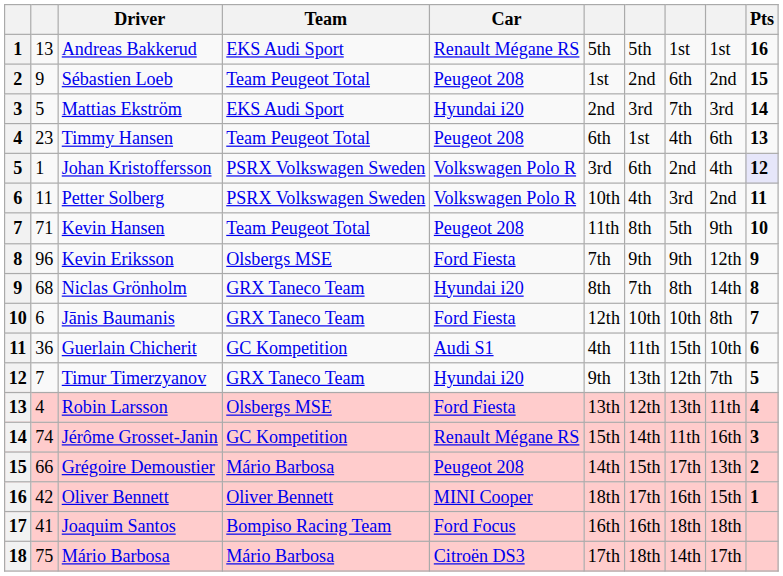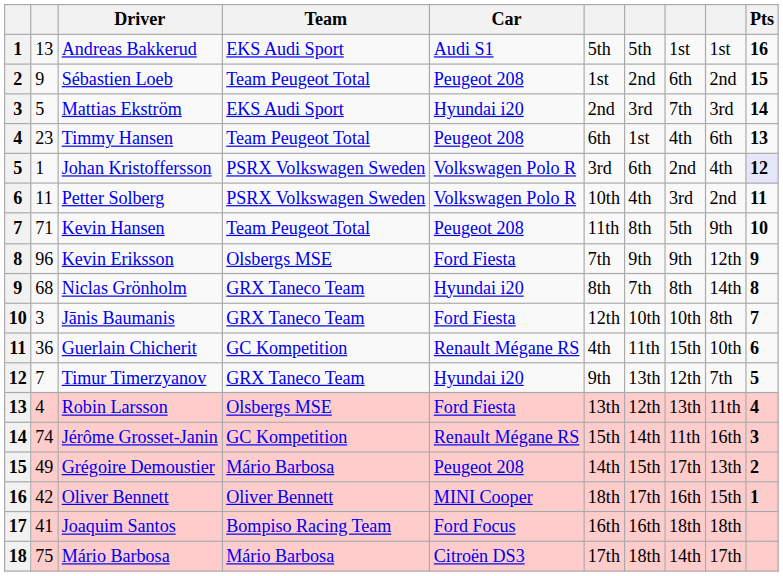(507, 49) Renault Mégane RS -> (464, 49) Audi S1
(40, 317) 6 -> (40, 317) 3
(464, 347) Audi S1 -> (507, 347) Renault Mégane RS
(44, 466) 66 -> (44, 466) 49
